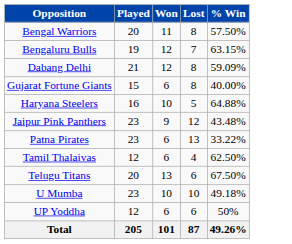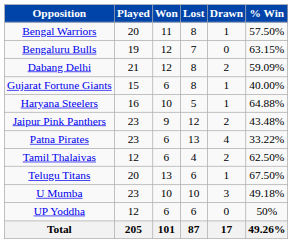+ column: (226, 13)
